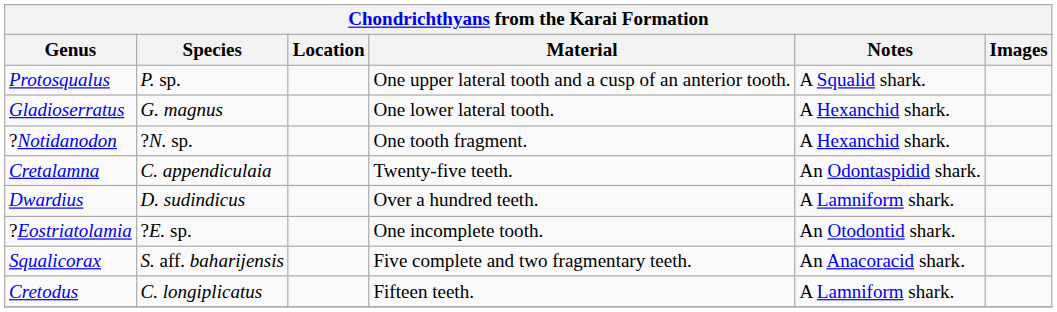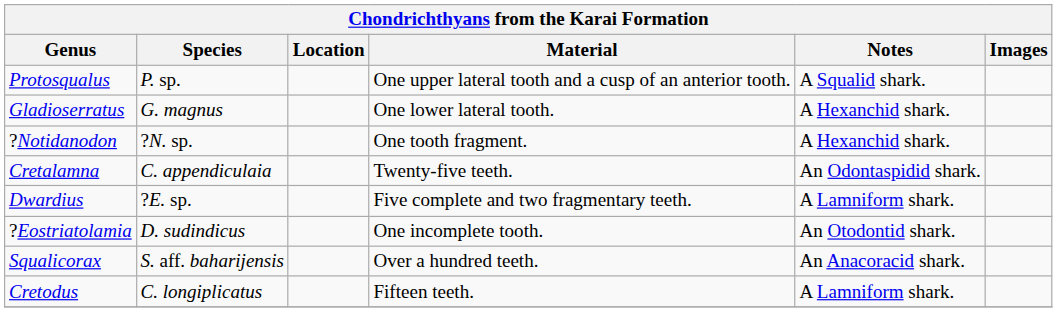(193, 200) D. sudindicus -> (166, 200) ?E. sp.
(456, 200) Over a hundred teeth. -> (533, 200) Five complete and two fragmentary teeth.
(166, 230) ?E. sp. -> (193, 230) D. sudindicus
(533, 261) Five complete and two fragmentary teeth. -> (456, 261) Over a hundred teeth.
